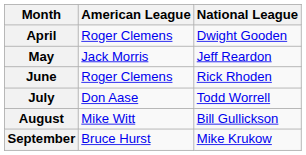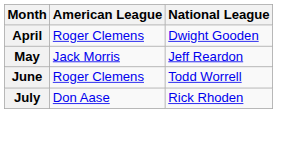(234, 77) Rick Rhoden -> (205, 77) Todd Worrell
(233, 98) Todd Worrell -> (206, 98) Rick Rhoden
- row: (41, 118)
- row: (41, 139)
